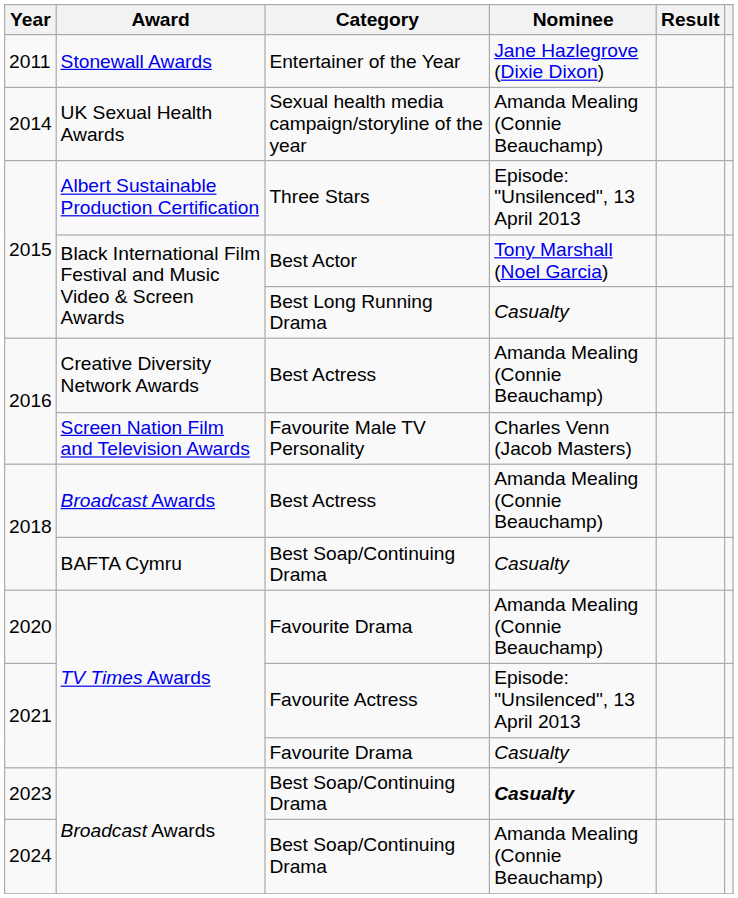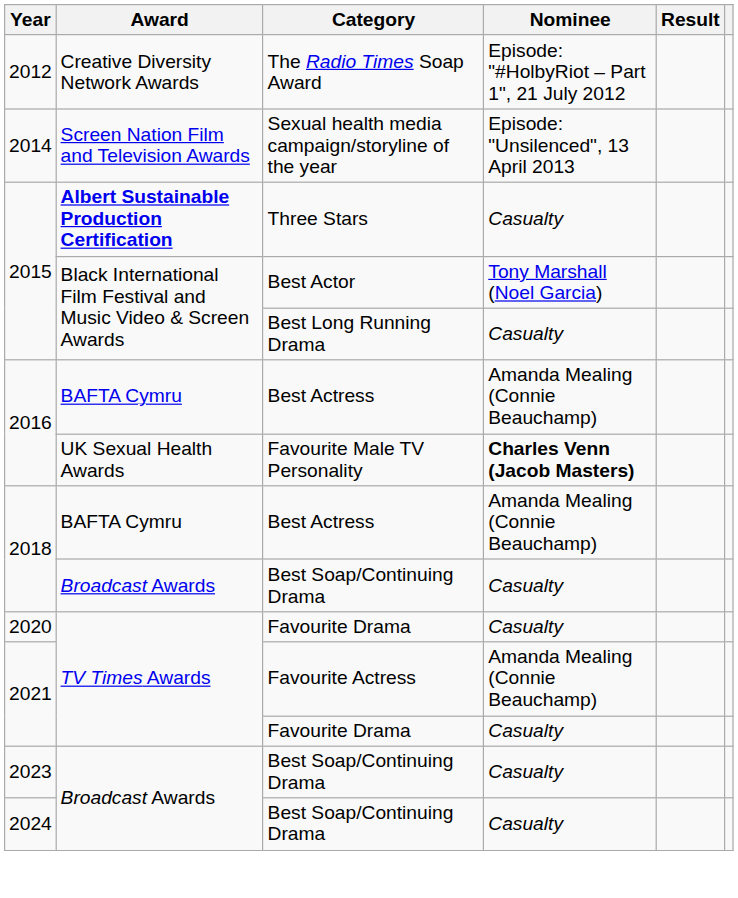- row: (30, 60)
+ row: (30, 71)
(136, 123) UK Sexual Health Awards -> (155, 145) Screen Nation Film and Television Awards
(566, 123) Amanda Mealing (Connie Beauchamp) -> (559, 145) Episode: "Unsilenced", 13 April 2013
(160, 197) normal -> (145, 219) bold
(565, 197) Episode: "Unsilenced", 13 April 2013 -> (526, 219) Casualty
(136, 375) Creative Diversity Network Awards -> (121, 396) BAFTA Cymru
(155, 438) Screen Nation Film and Television Awards -> (136, 459) UK Sexual Health Awards
(563, 438) normal -> (561, 459) bold
(138, 500) Broadcast Awards -> (121, 522) BAFTA Cymru
(121, 563) BAFTA Cymru -> (138, 585) Broadcast Awards
(566, 626) Amanda Mealing (Connie Beauchamp) -> (526, 626) Casualty
(565, 700) Episode: "Unsilenced", 13 April 2013 -> (560, 678) Amanda Mealing (Connie Beauchamp)
(534, 793) bold -> (526, 771) normal
(566, 856) Amanda Mealing (Connie Beauchamp) -> (526, 824) Casualty
